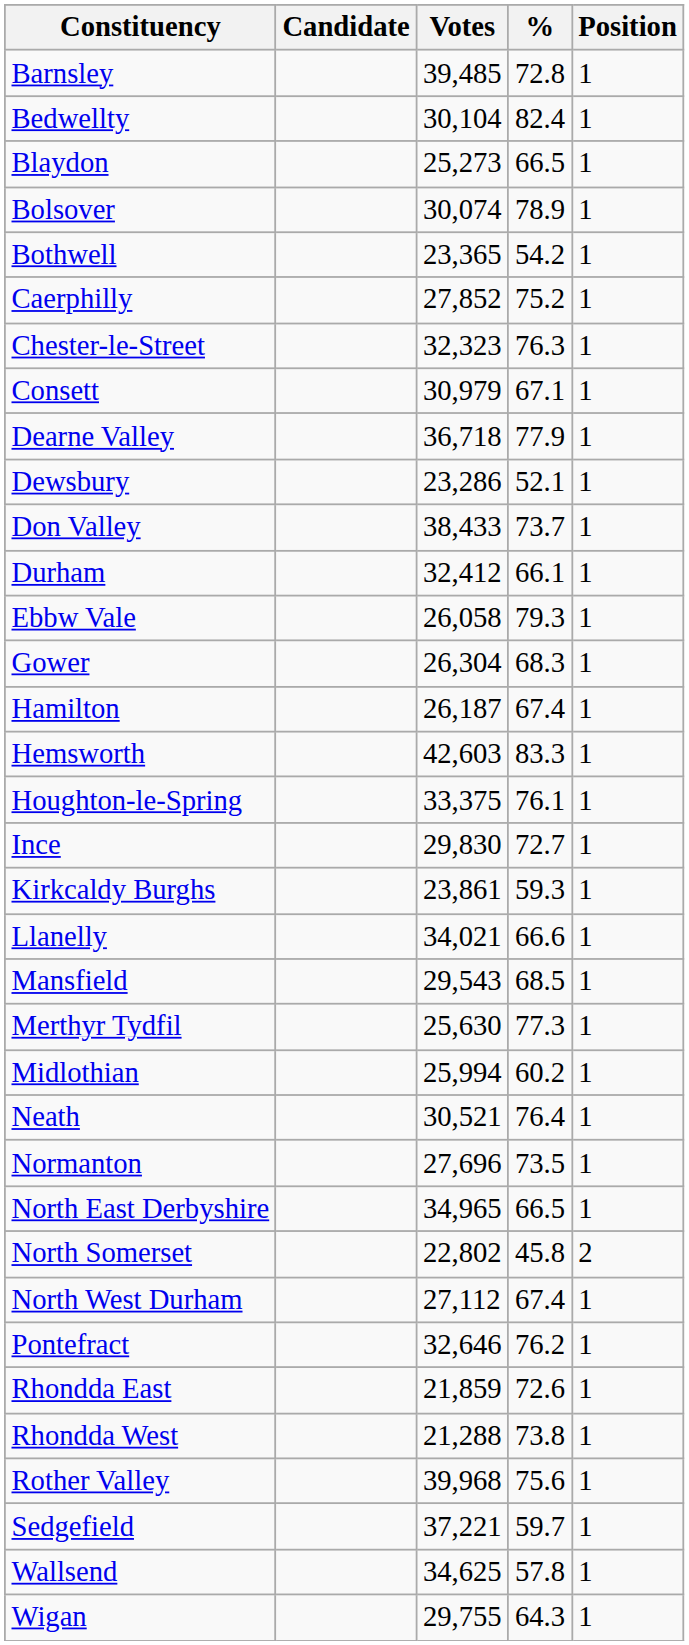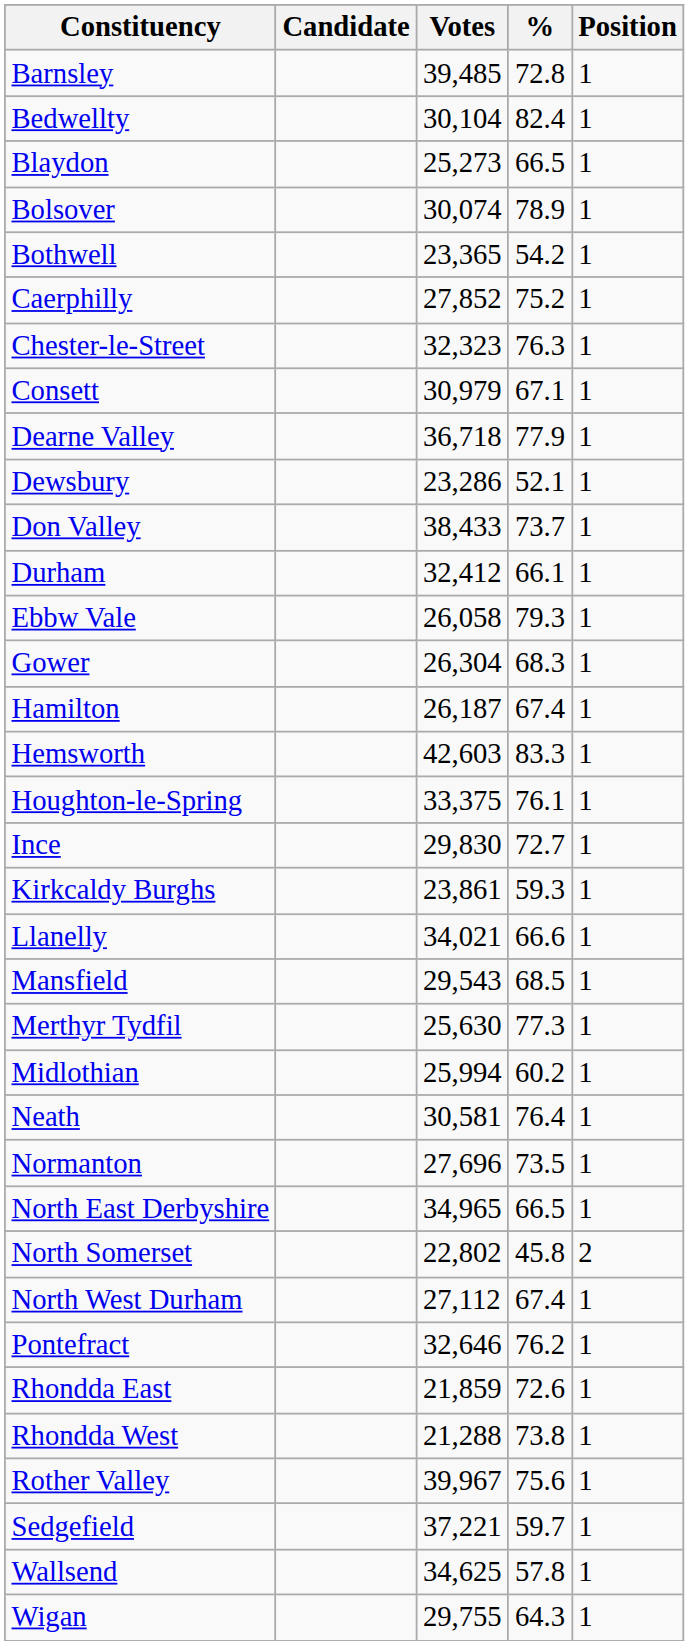(462, 1117) 30,521 -> (462, 1117) 30,581
(462, 1480) 39,968 -> (462, 1480) 39,967
